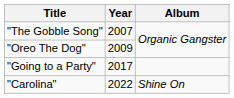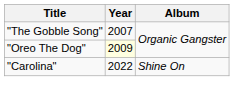(120, 48) no background -> (120, 48) lightyellow background
- row: (51, 66)
